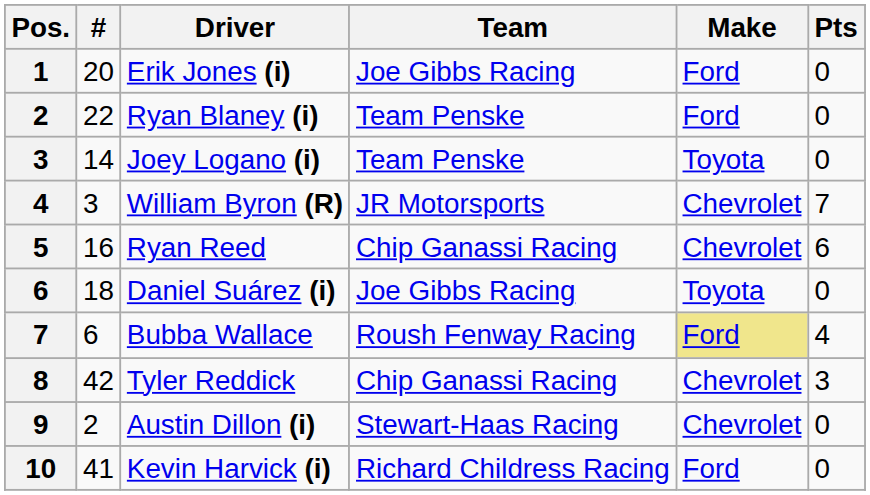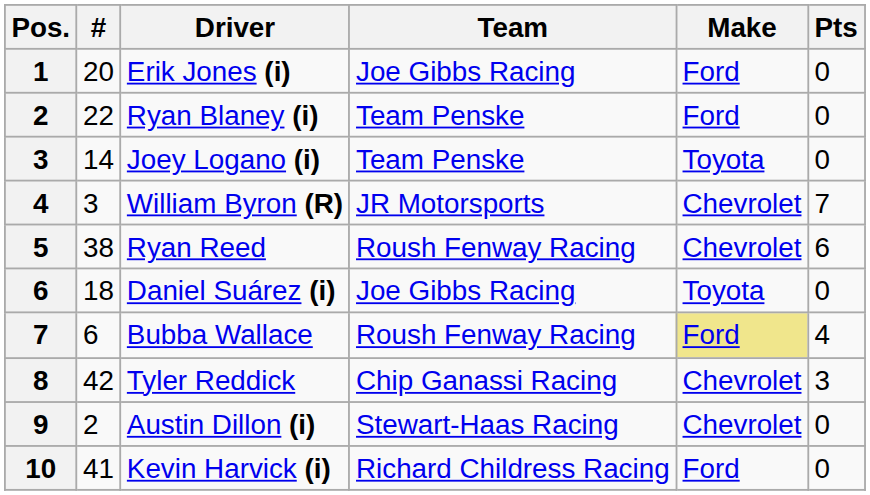(98, 247) 16 -> (98, 247) 38
(487, 247) Chip Ganassi Racing -> (496, 247) Roush Fenway Racing
